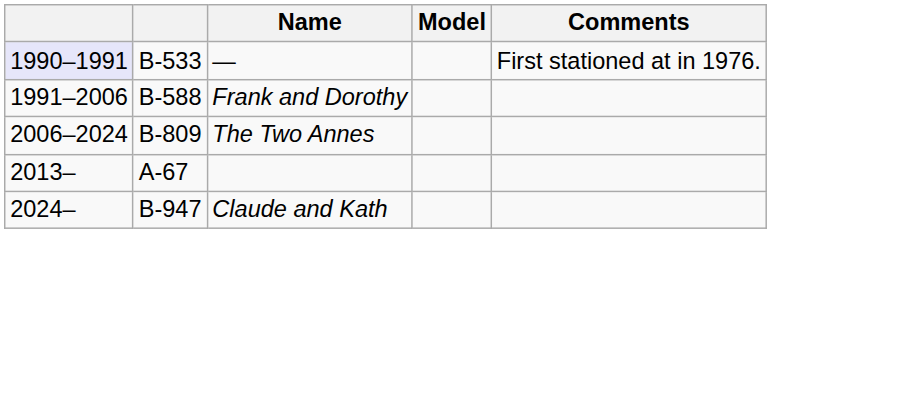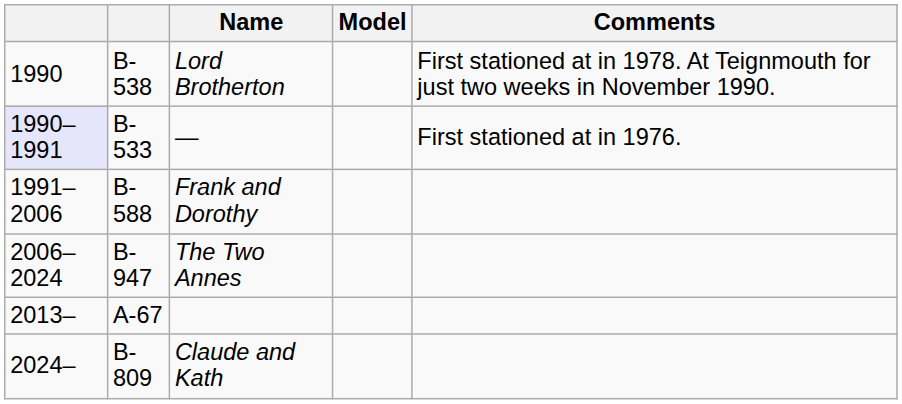+ row: (230, 73)
(170, 135) B-809 -> (133, 264) B-947
(170, 209) B-947 -> (133, 366) B-809
